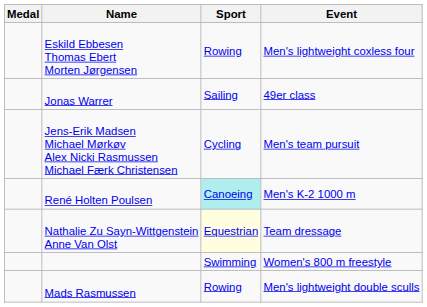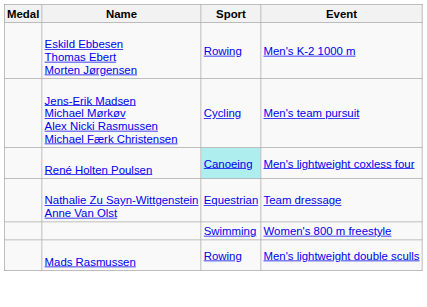(339, 51) Men's lightweight coxless four -> (310, 51) Men's K-2 1000 m
- row: (79, 101)
(310, 194) Men's K-2 1000 m -> (339, 163) Men's lightweight coxless four
(231, 231) lightyellow background -> (231, 201) no background
